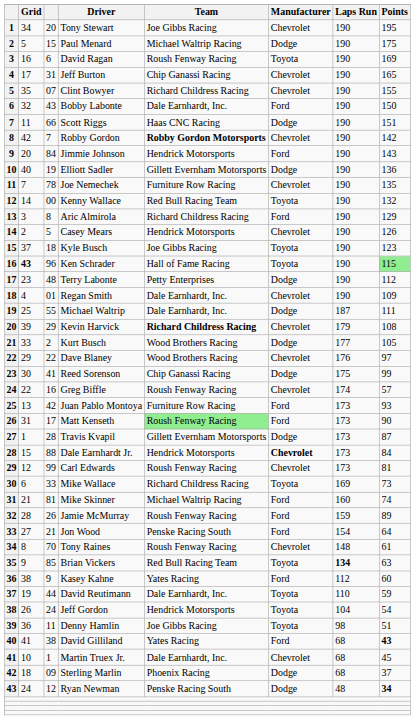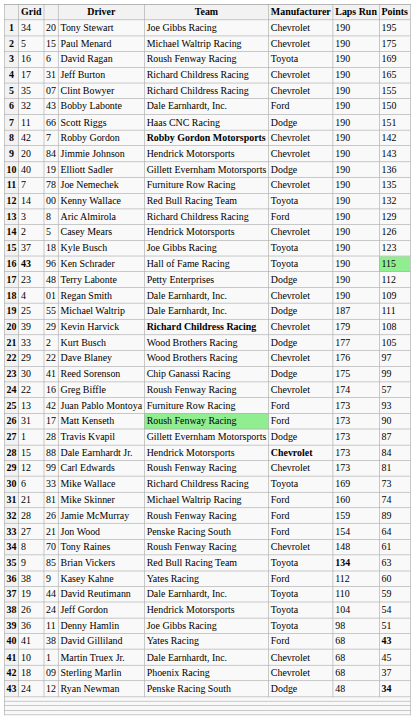(284, 43) Dodge -> (290, 43) Chevrolet
(189, 75) Chip Ganassi Racing -> (198, 75) Richard Childress Racing
(280, 153) Ford -> (290, 153) Chevrolet
(284, 673) Dodge -> (290, 673) Chevrolet
